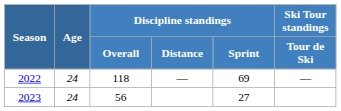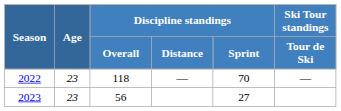(72, 78) 24 -> (72, 78) 23
(244, 78) 69 -> (244, 78) 70
(72, 97) 24 -> (72, 97) 23
